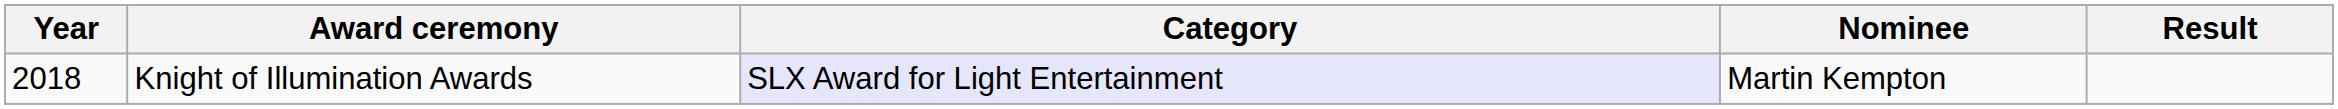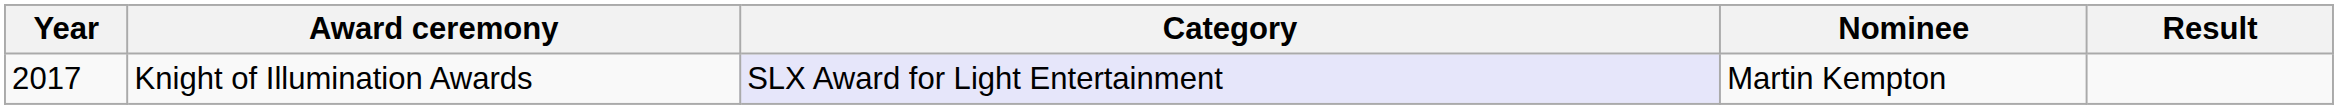(47, 78) 2018 -> (47, 78) 2017
